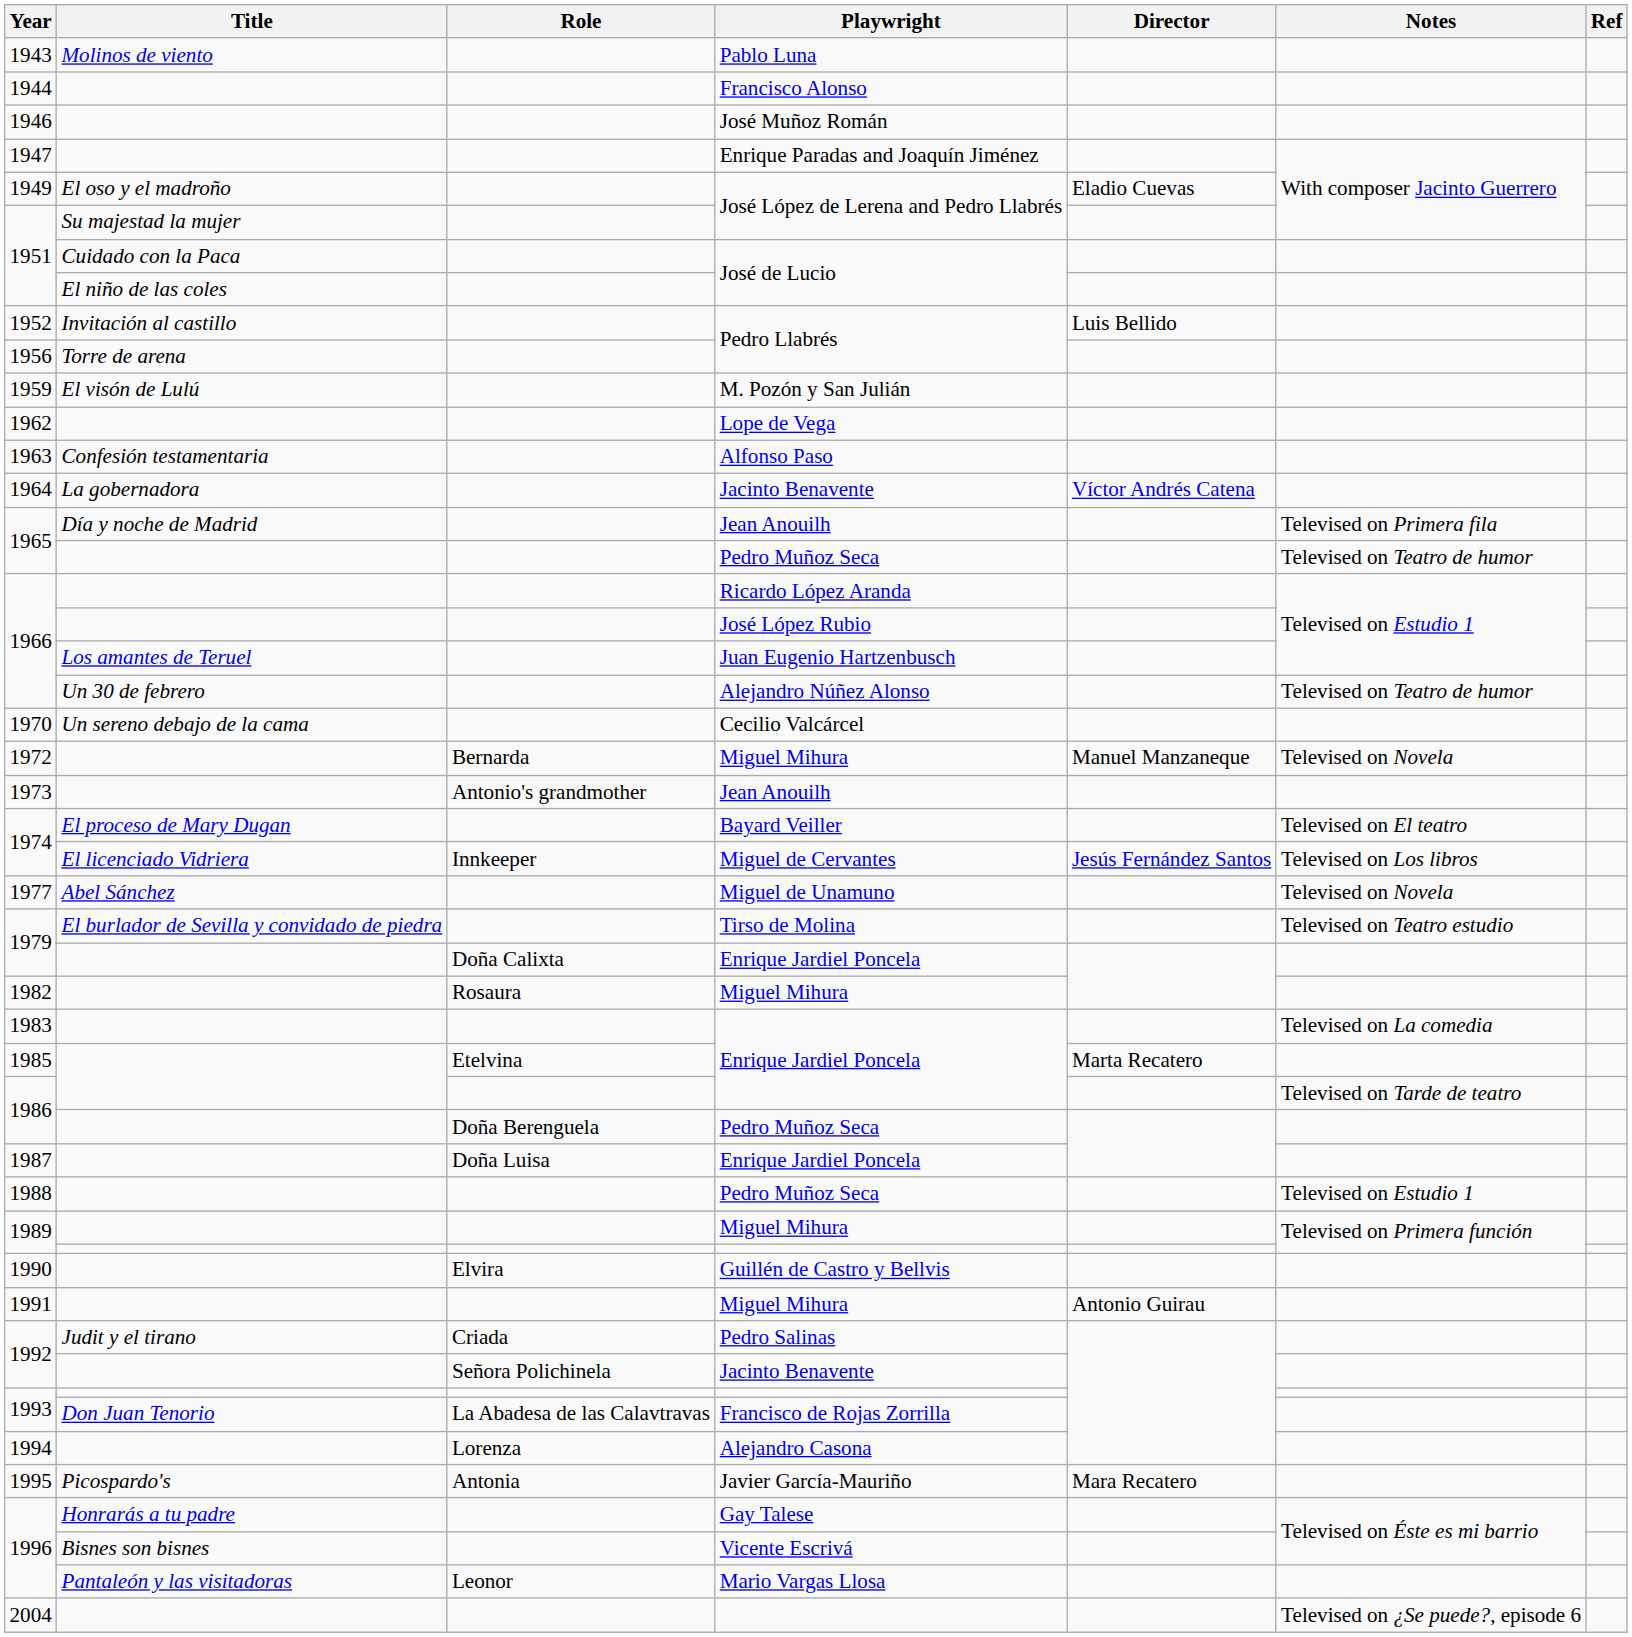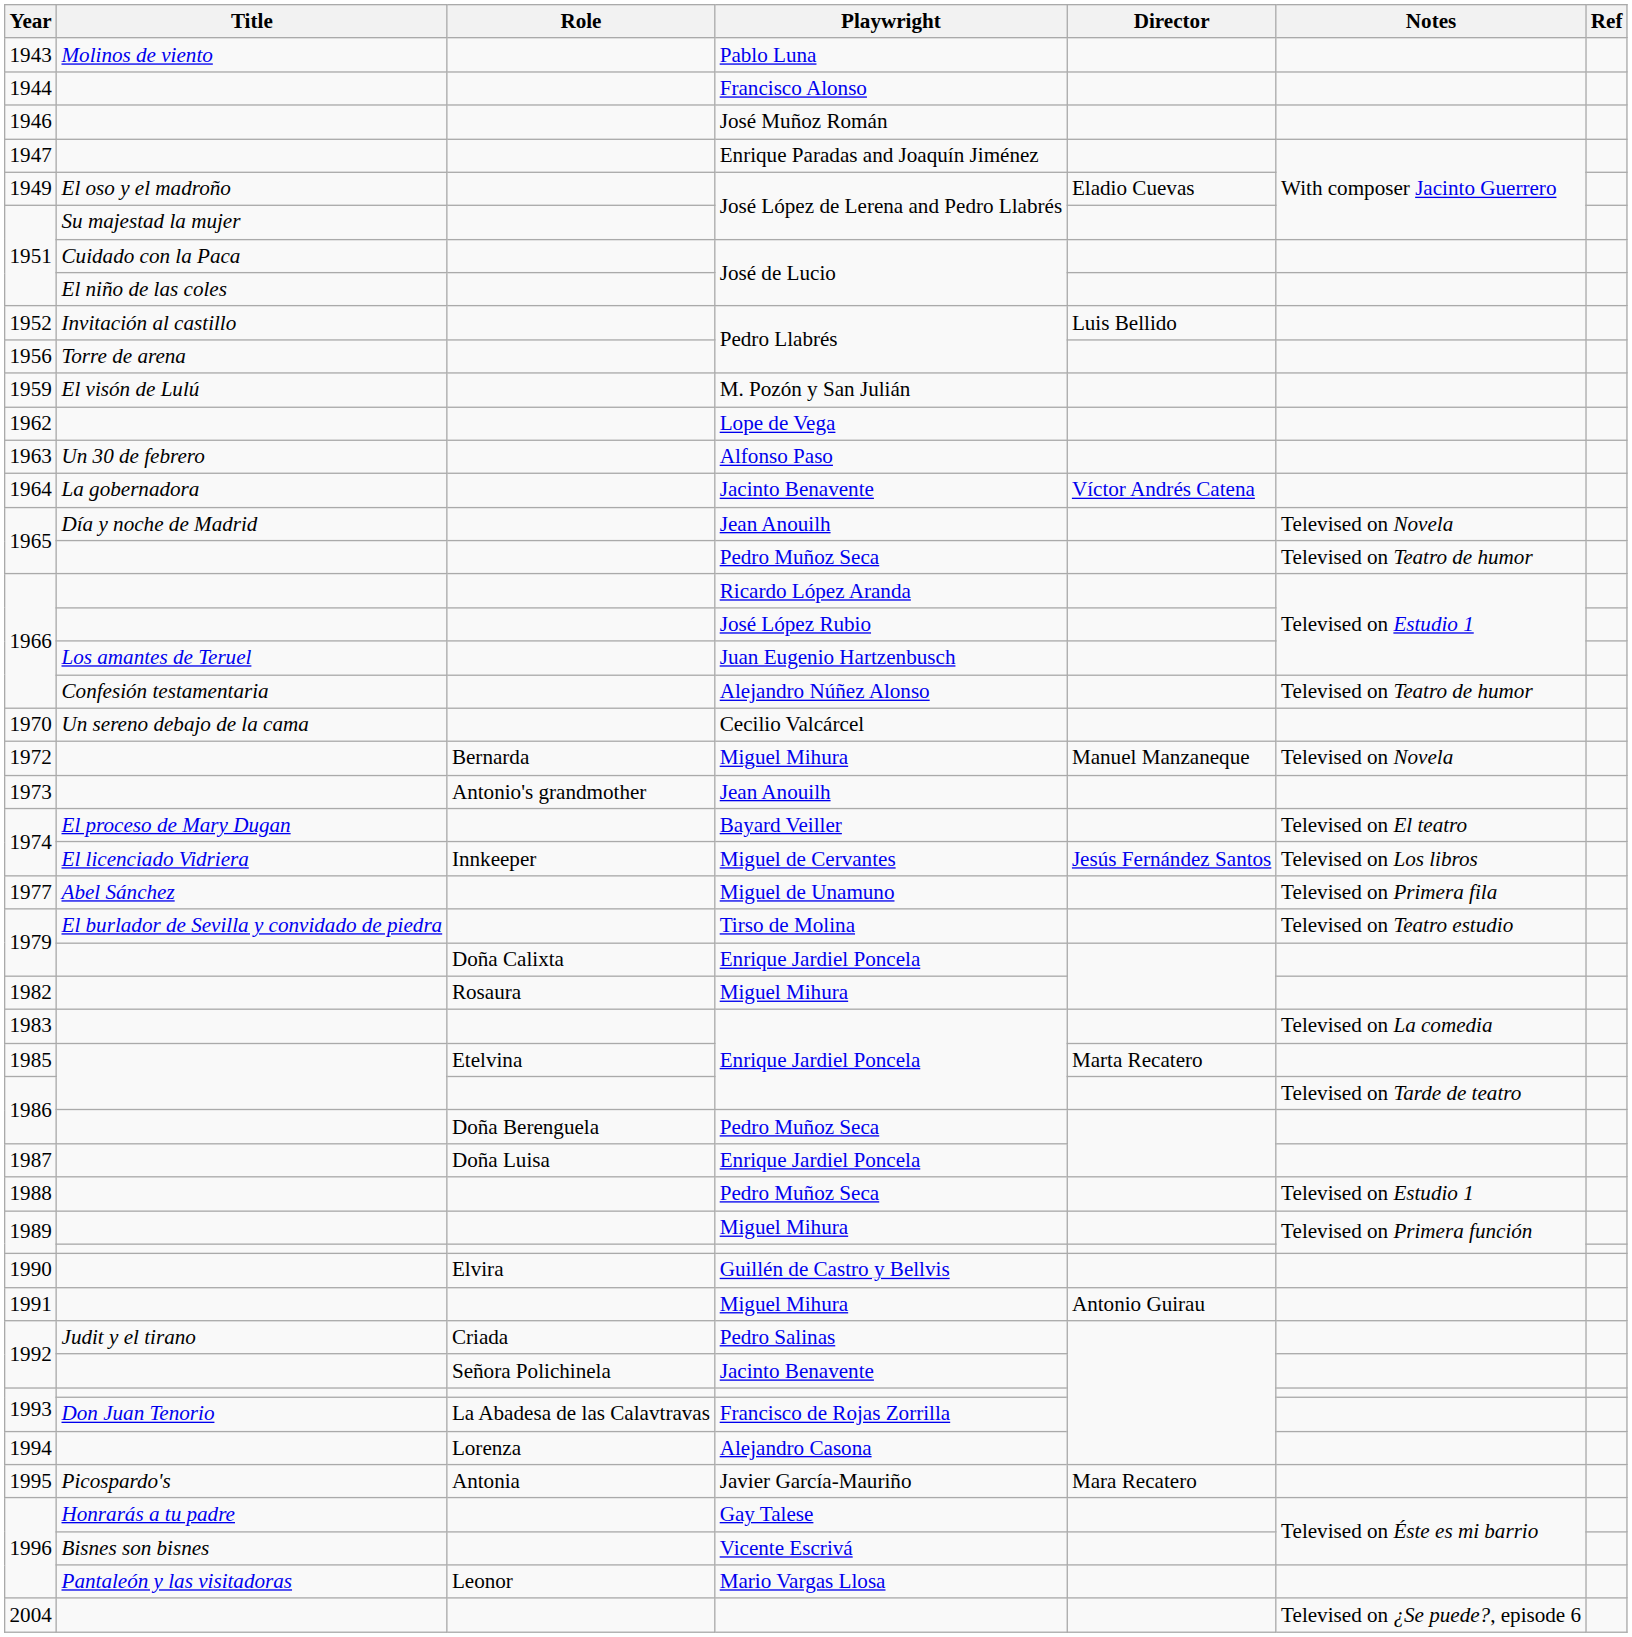(165, 456) Confesión testamentaria -> (133, 456) Un 30 de febrero
(1389, 523) Televised on Primera fila -> (1367, 523) Televised on Novela
(133, 691) Un 30 de febrero -> (165, 691) Confesión testamentaria
(1367, 892) Televised on Novela -> (1389, 892) Televised on Primera fila
